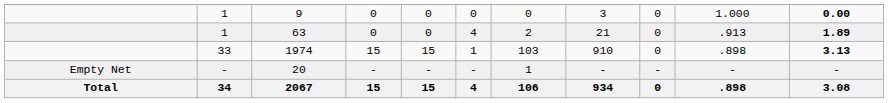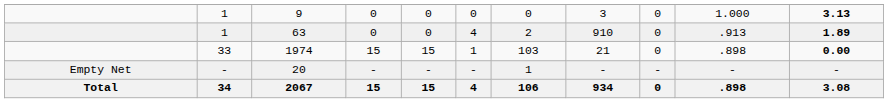(836, 14) 0.00 -> (836, 14) 3.13
(603, 32) 21 -> (603, 32) 910
(603, 51) 910 -> (603, 51) 21
(836, 51) 3.13 -> (836, 51) 0.00
